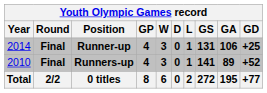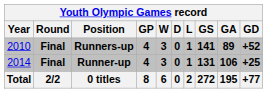rows swapped: (104, 63) <-> (104, 46)
